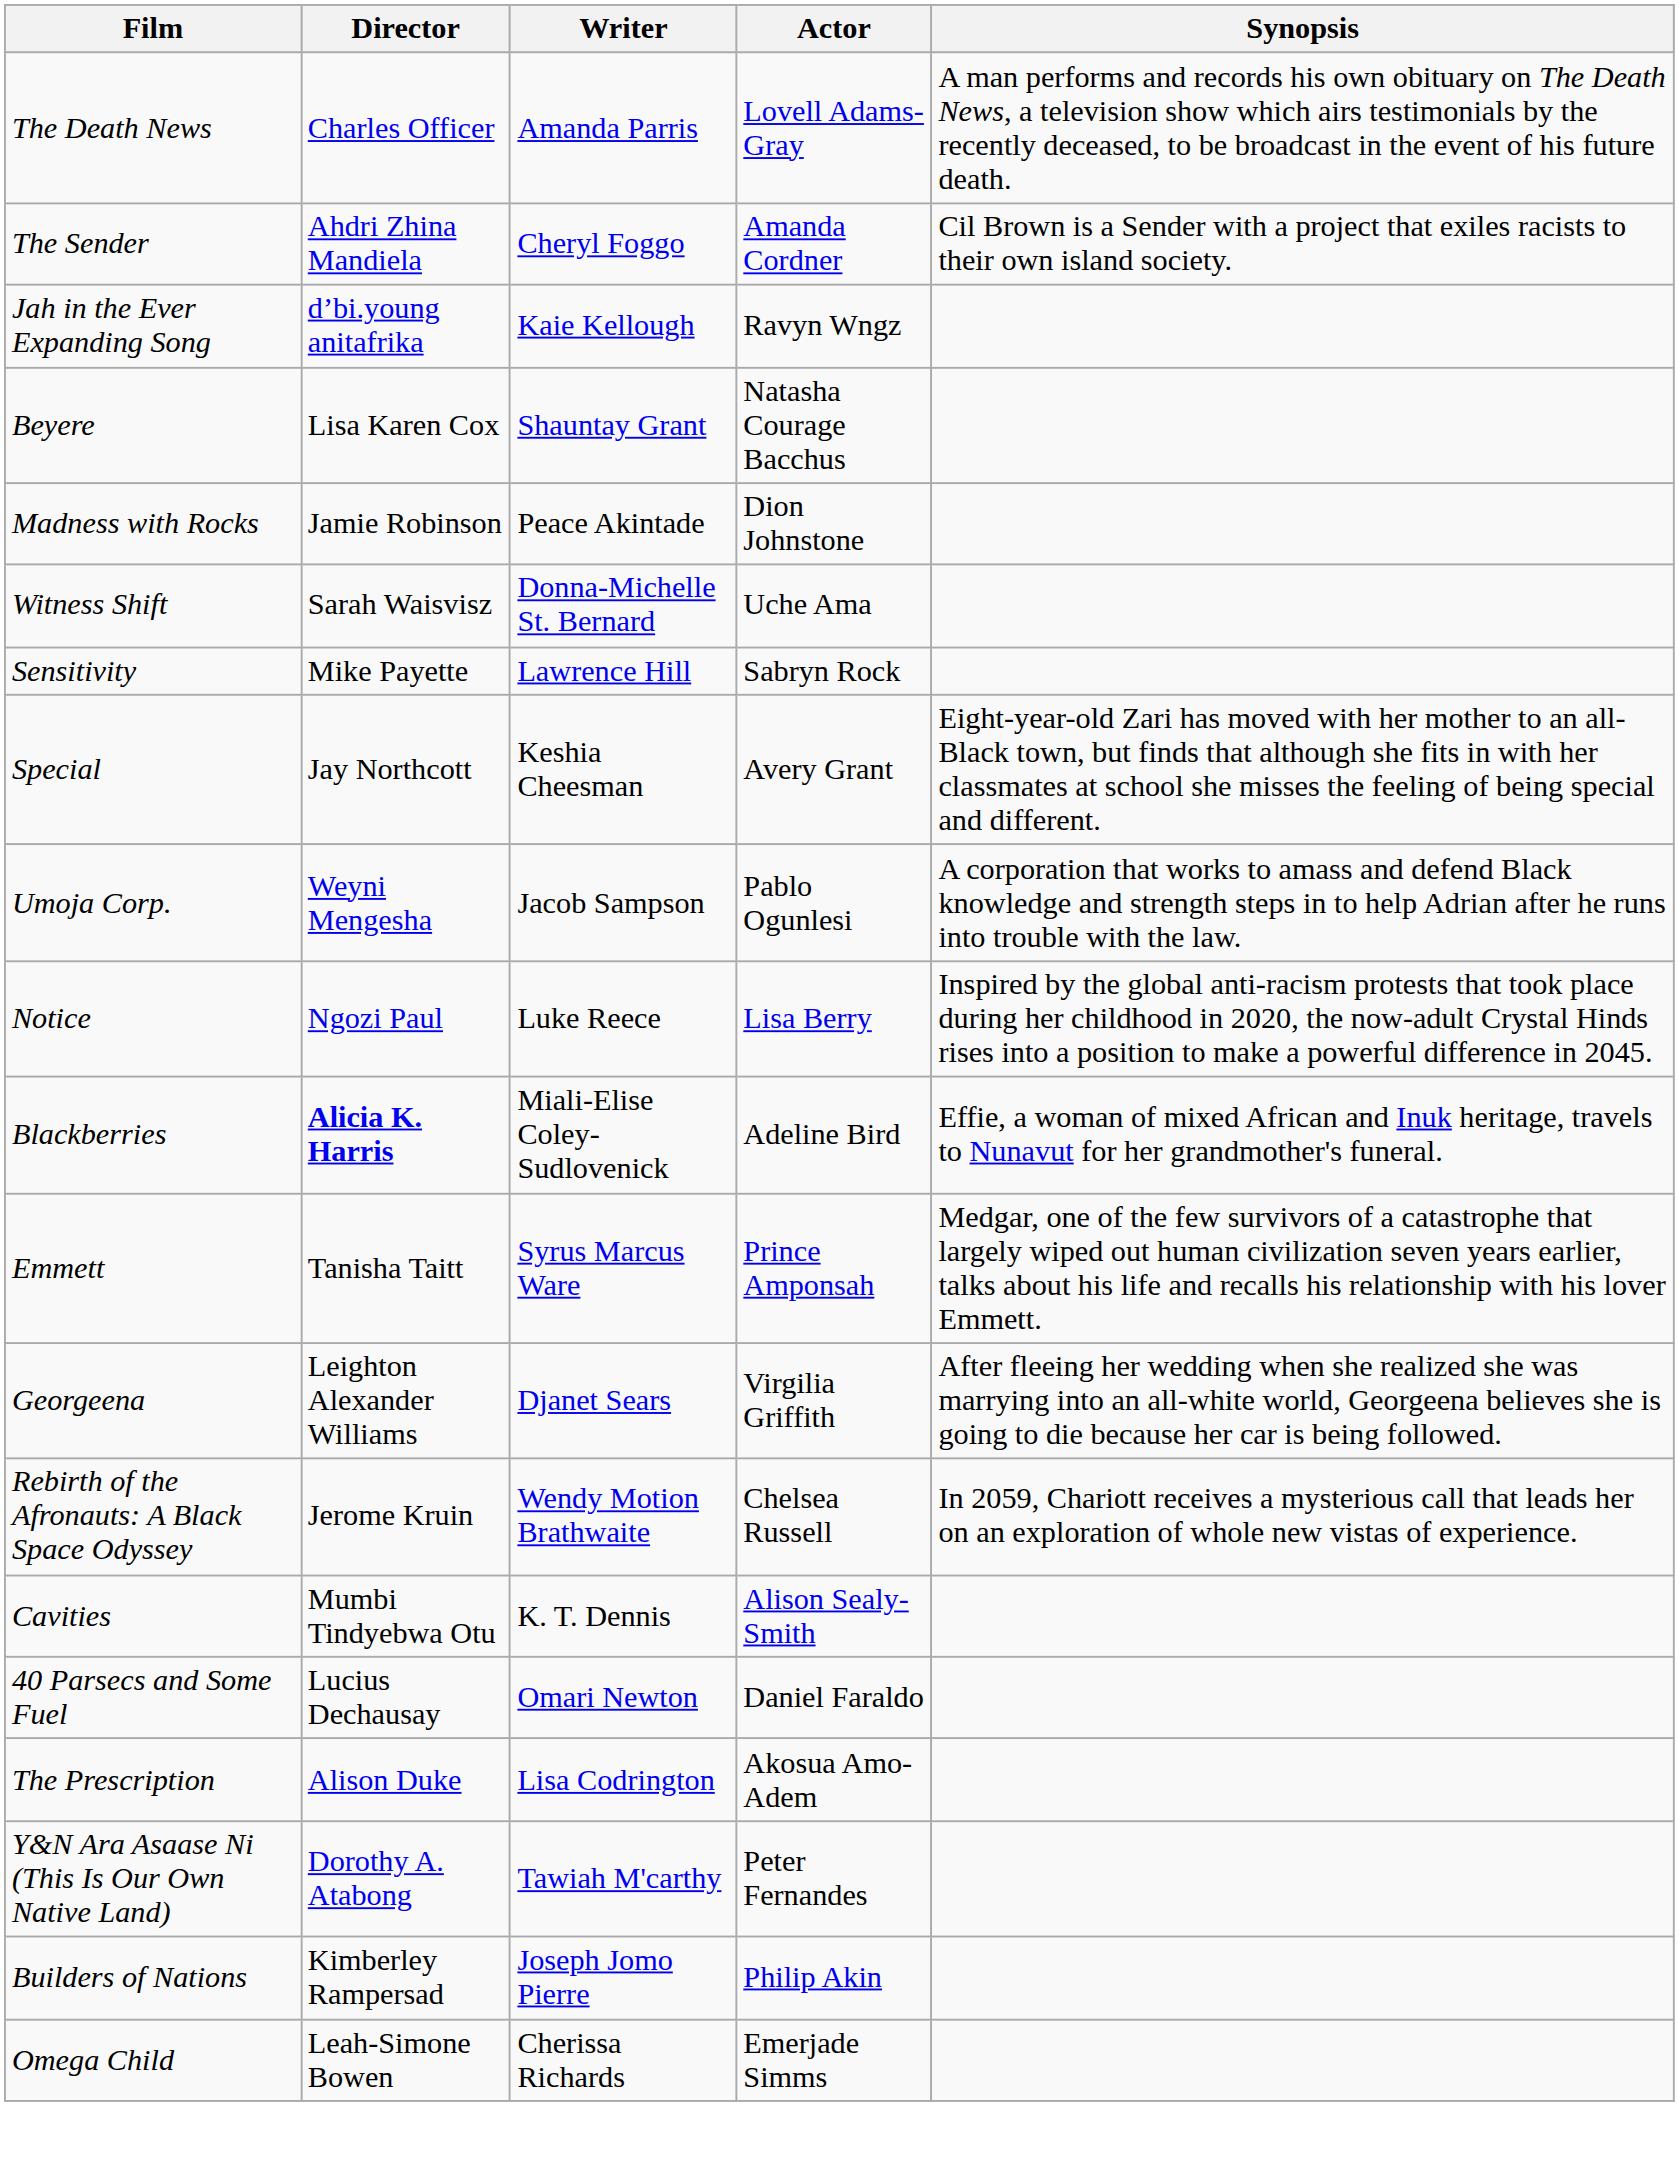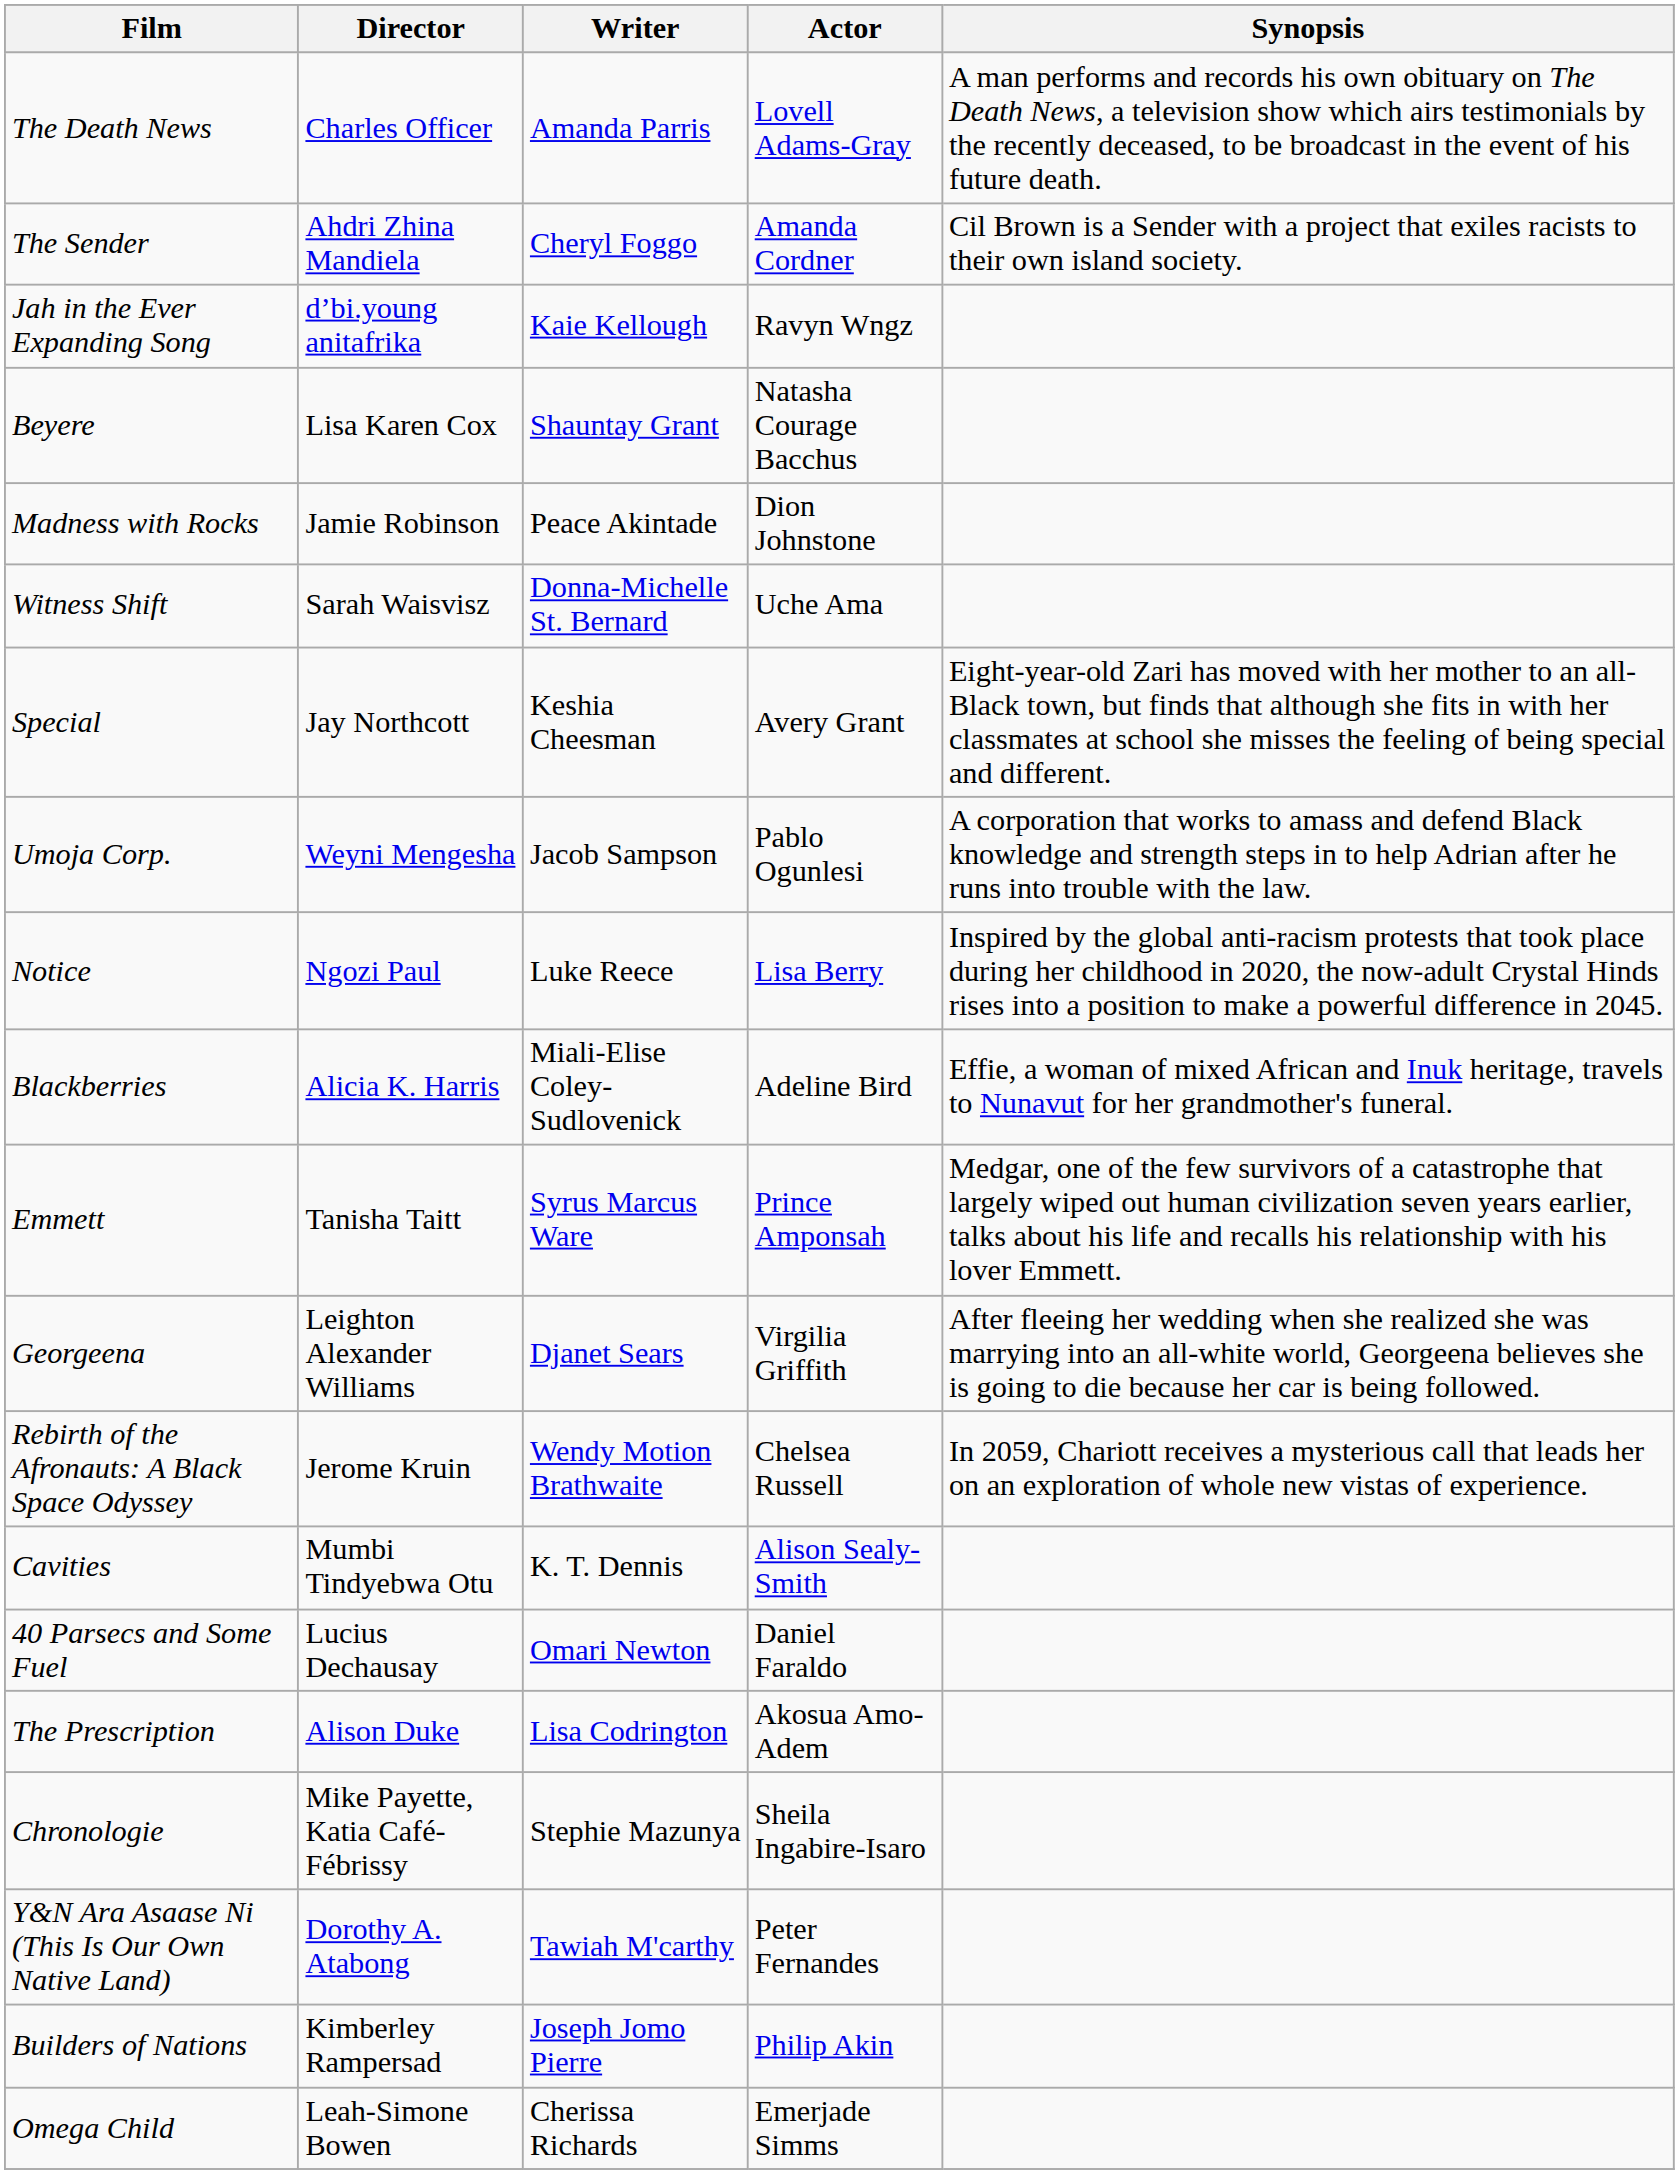- row: (74, 670)
(365, 1134) bold -> (402, 1086) normal
+ row: (88, 1830)
